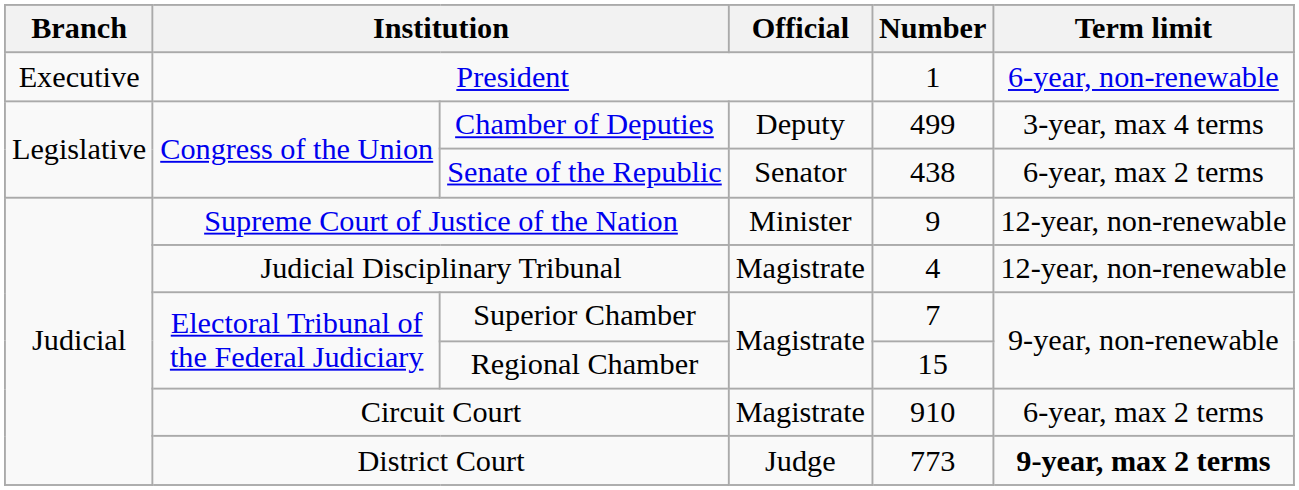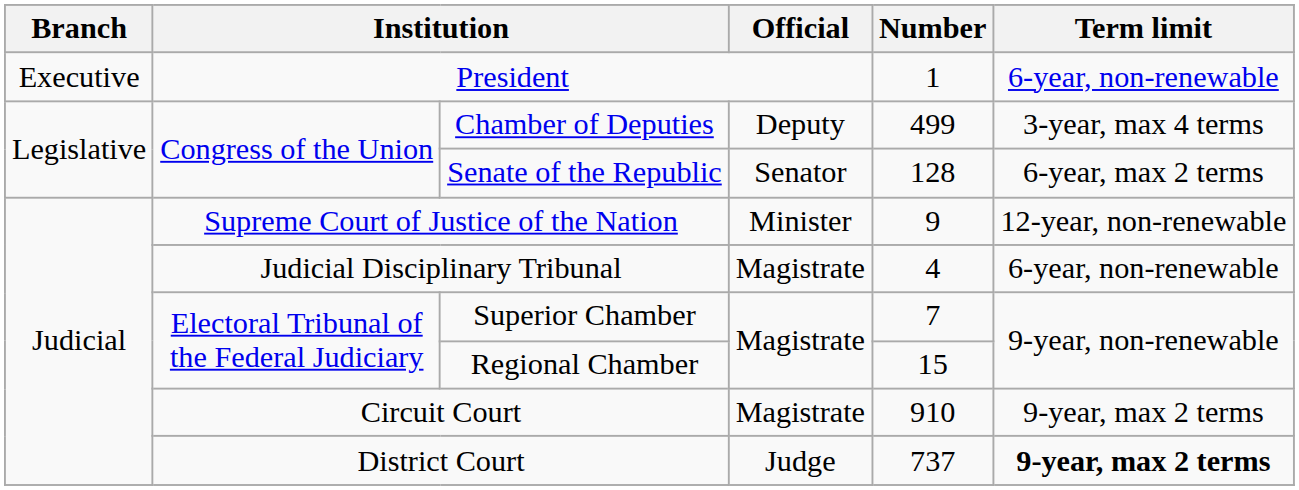(933, 172) 438 -> (933, 172) 128
(1143, 268) 12-year, non-renewable -> (1143, 268) 6-year, non-renewable
(1143, 412) 6-year, max 2 terms -> (1143, 412) 9-year, max 2 terms
(933, 460) 773 -> (933, 460) 737
